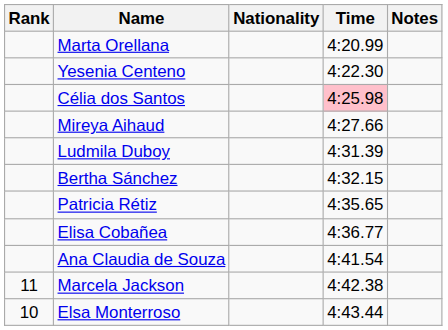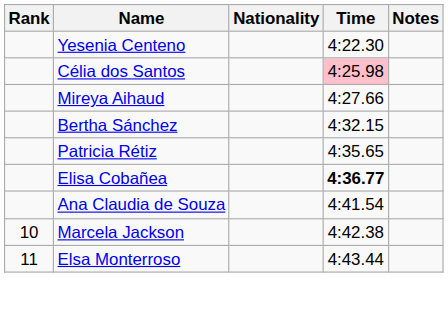- row: (113, 45)
- row: (114, 152)
(355, 232) normal -> (356, 178) bold
(29, 285) 11 -> (29, 232) 10
(29, 312) 10 -> (29, 258) 11
